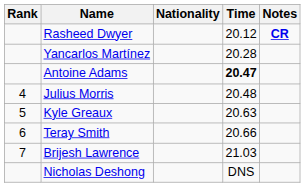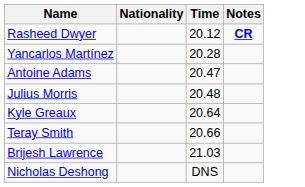- column: (23, 14)
(241, 73) bold -> (205, 73) normal
(241, 113) 20.63 -> (205, 113) 20.64
